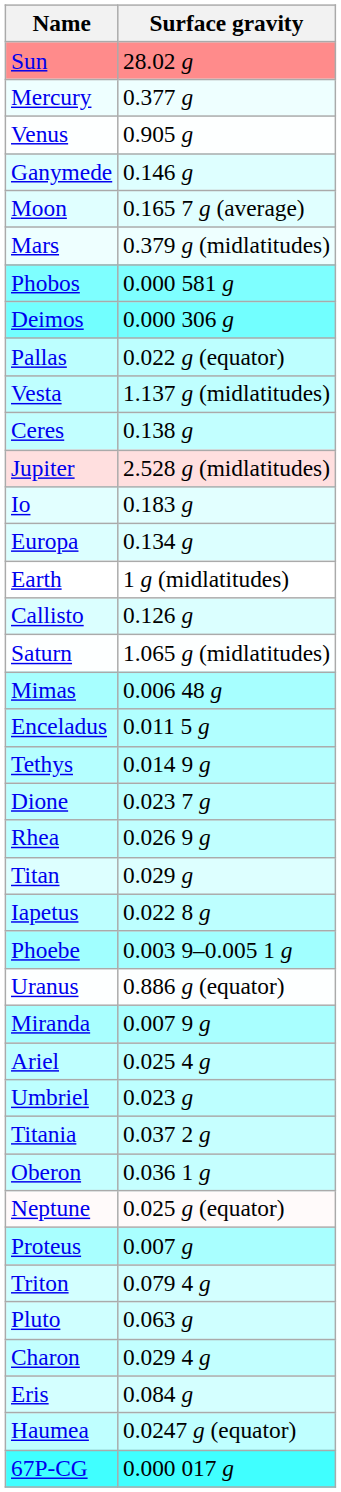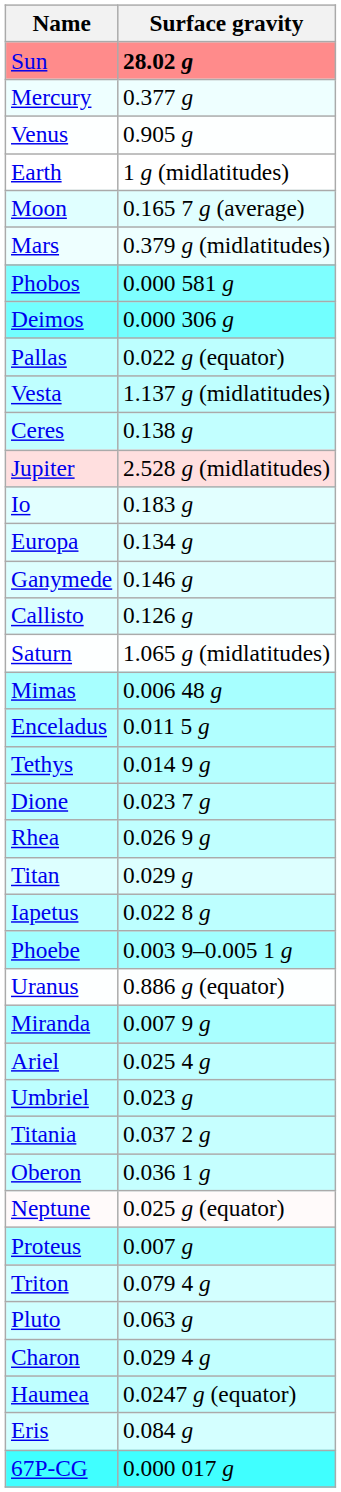(158, 60) normal -> (158, 60) bold
rows swapped: (36, 579) <-> (62, 171)
rows swapped: (30, 1394) <-> (50, 1431)
